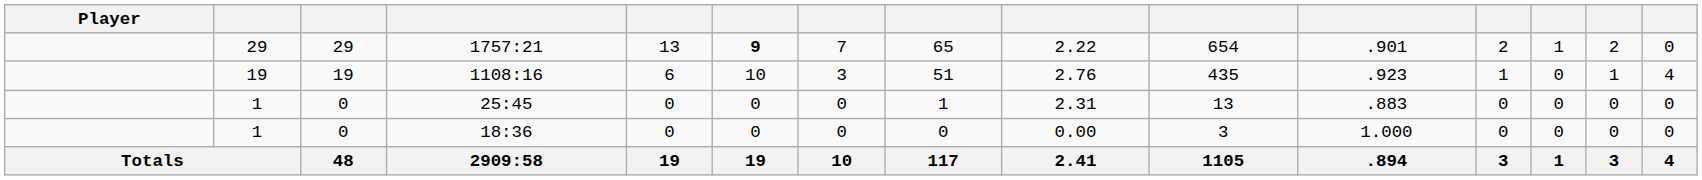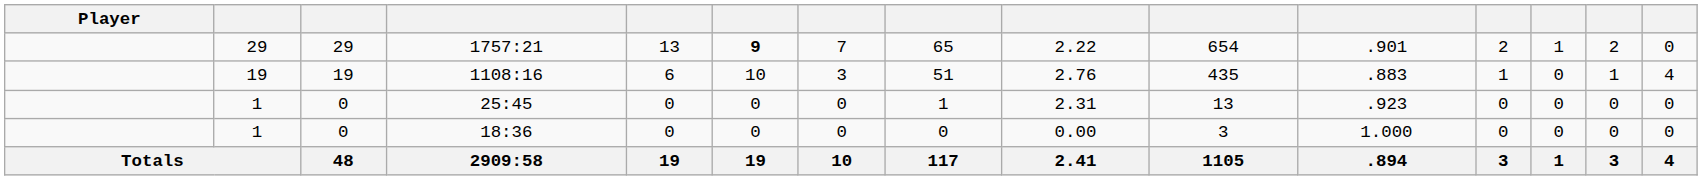(1386, 76) .923 -> (1386, 76) .883
(1386, 104) .883 -> (1386, 104) .923
